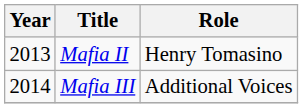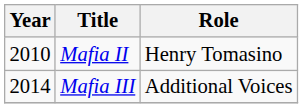(30, 53) 2013 -> (30, 53) 2010
